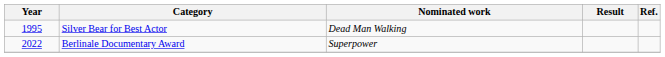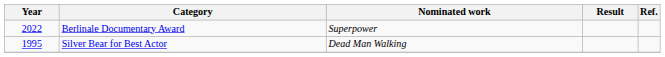rows swapped: (114, 28) <-> (123, 44)
